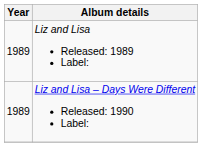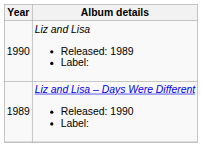(18, 51) 1989 -> (18, 51) 1990
